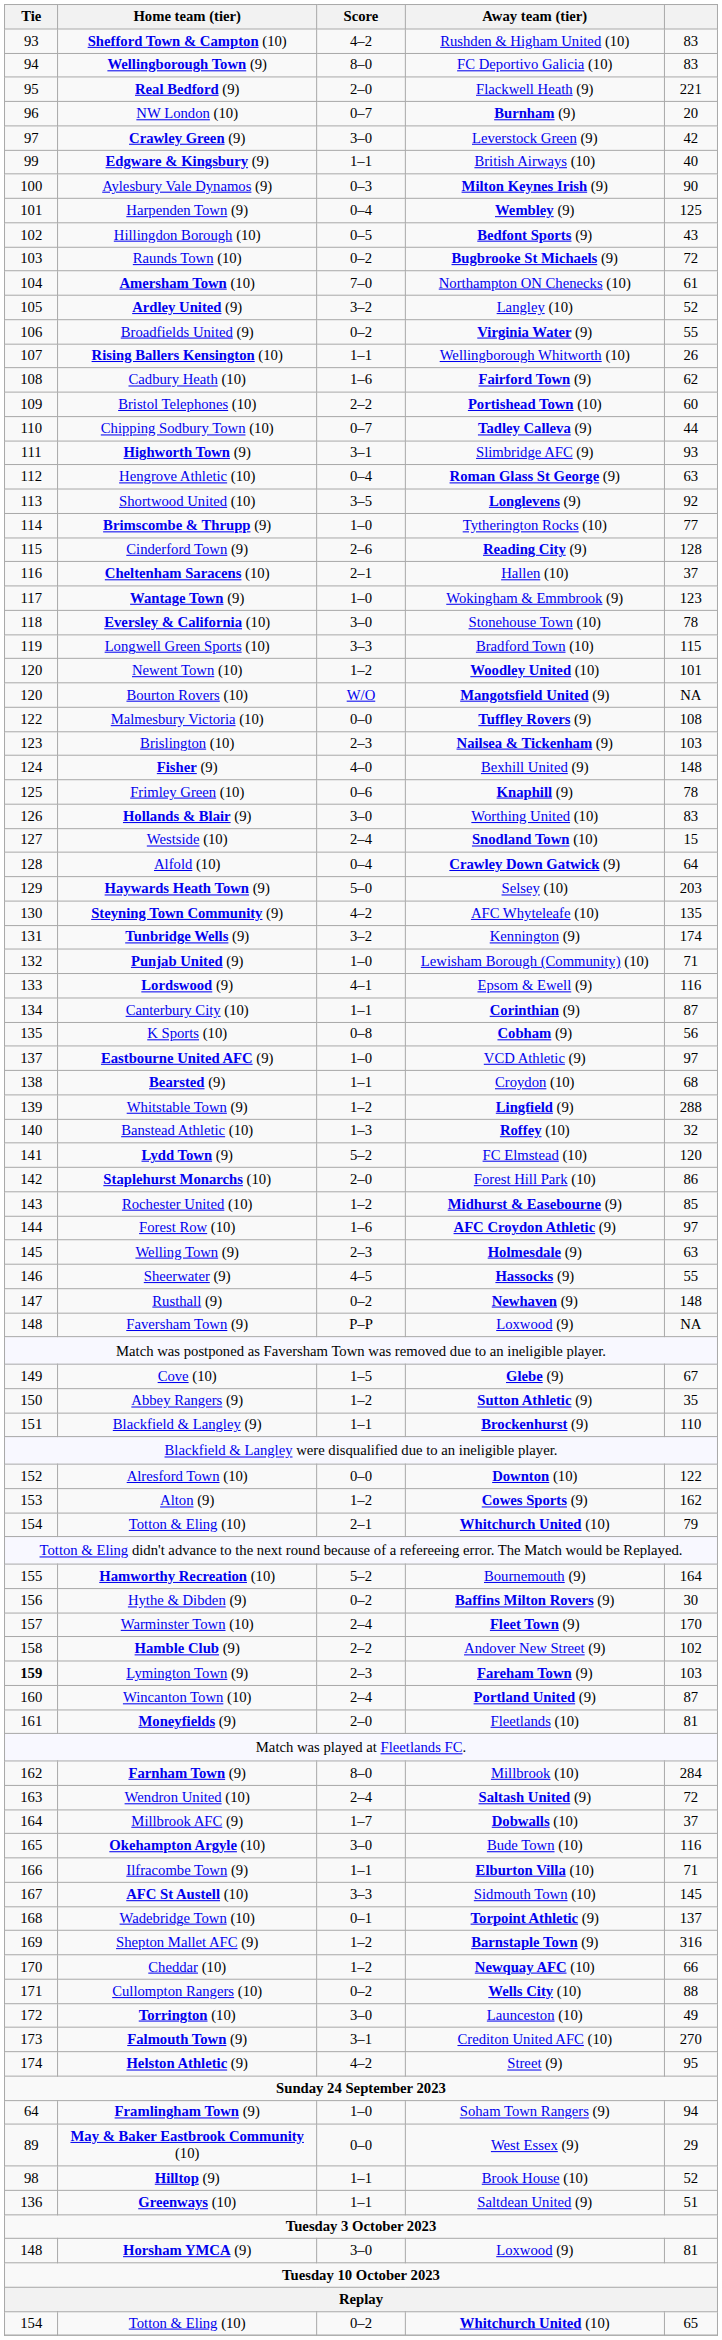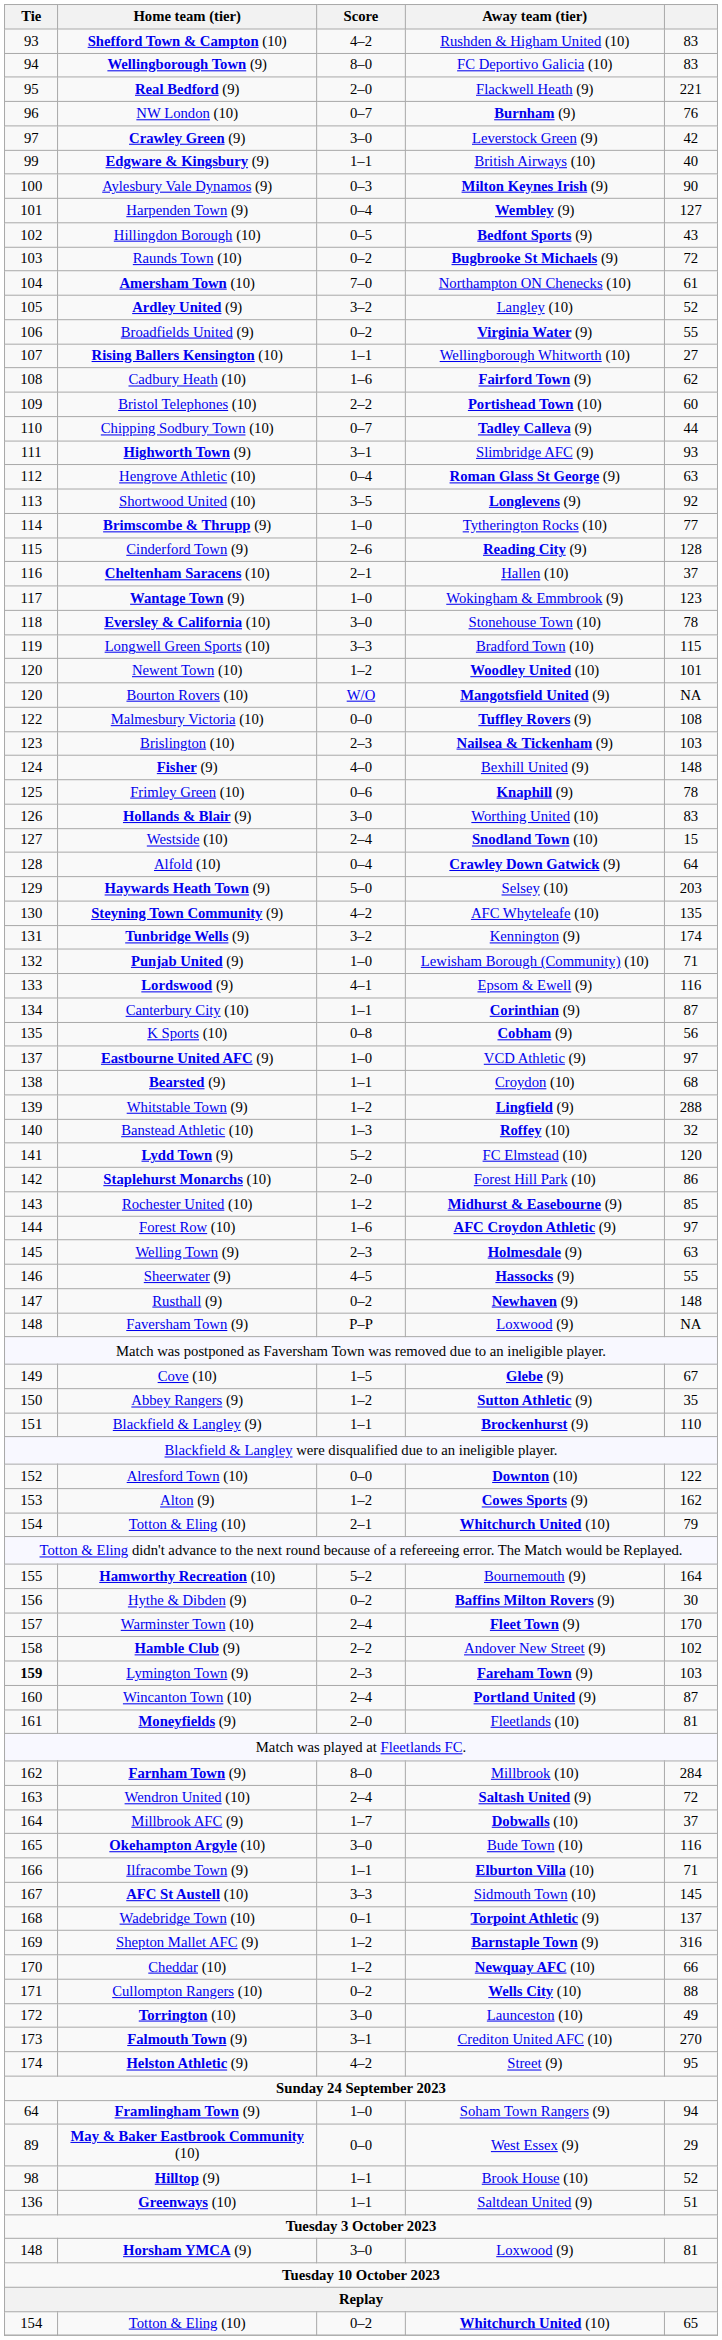(691, 113) 20 -> (691, 113) 76
(691, 210) 125 -> (691, 210) 127
(691, 356) 26 -> (691, 356) 27
